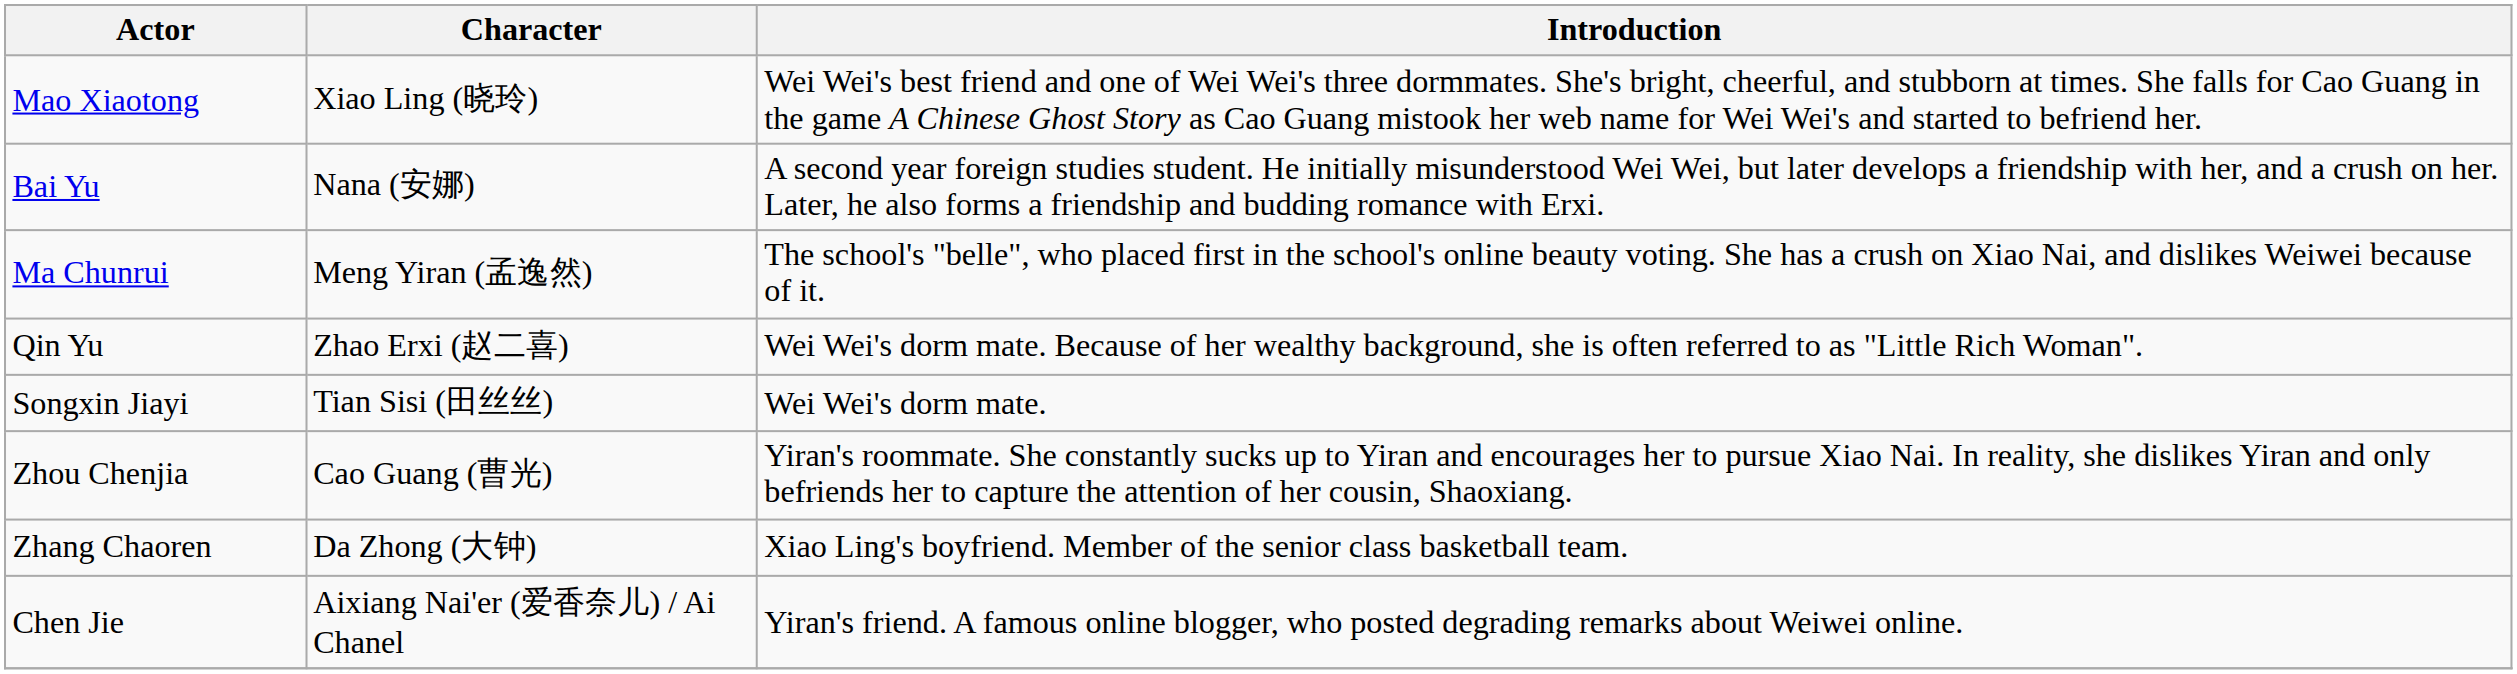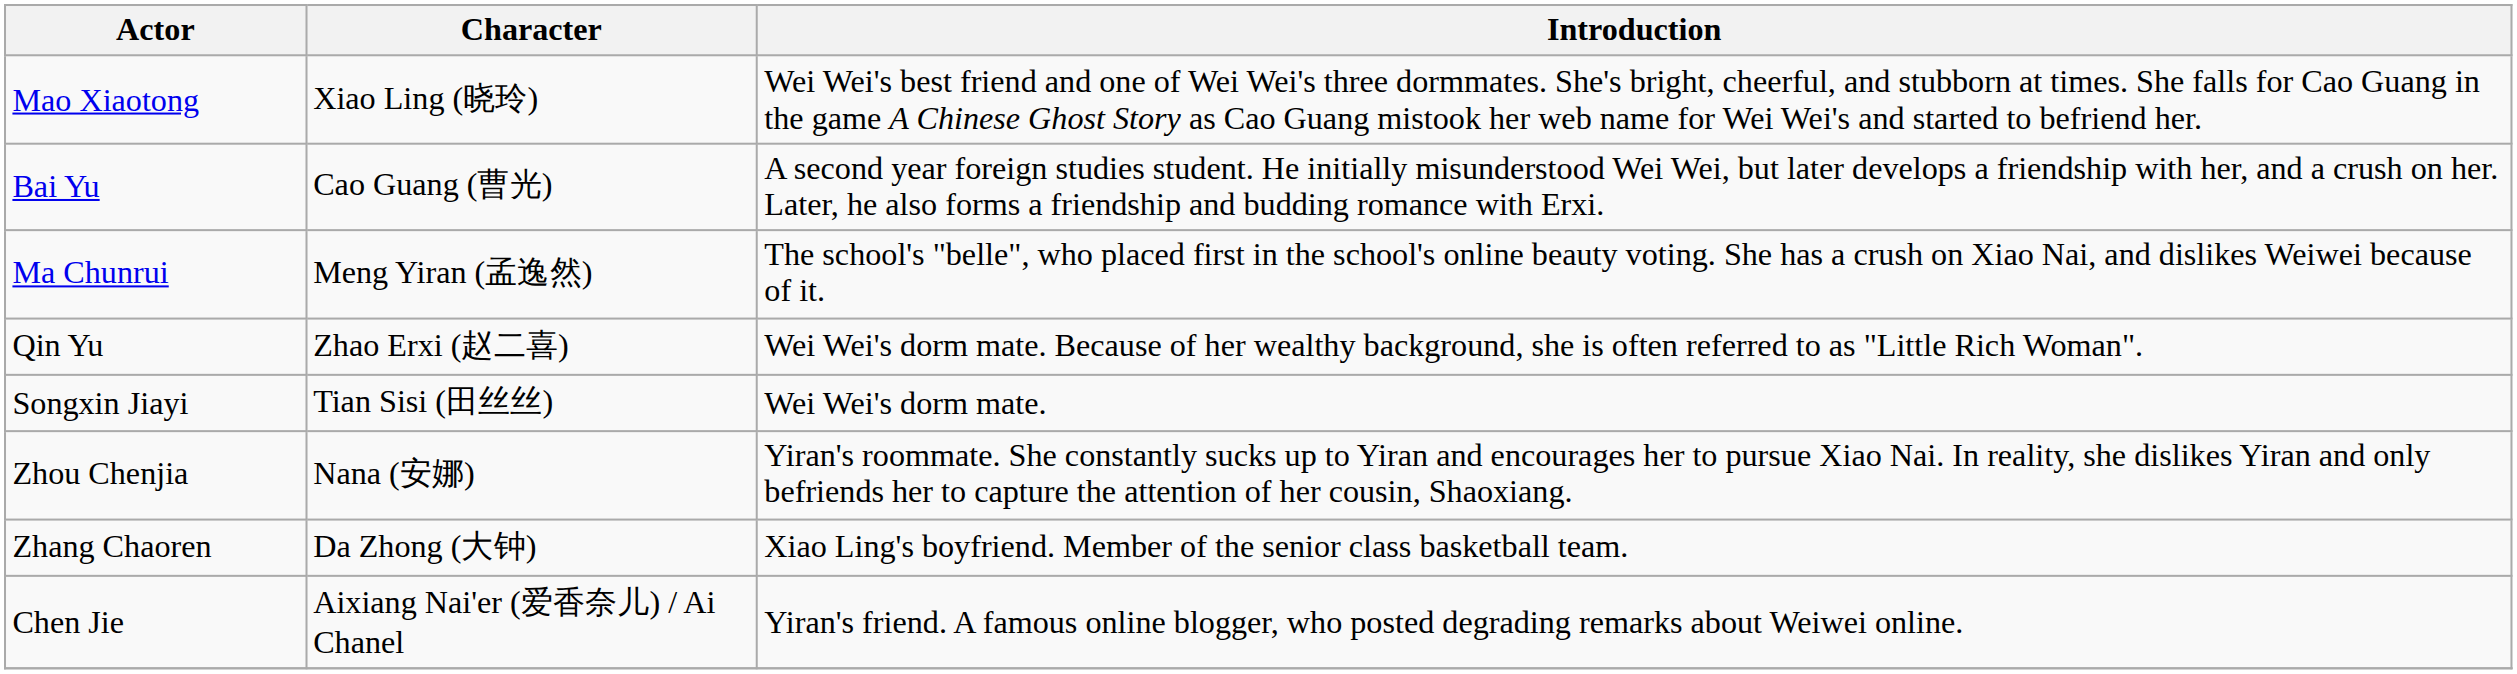(394, 185) Nana (安娜) -> (433, 185) Cao Guang (曹光)
(433, 473) Cao Guang (曹光) -> (394, 473) Nana (安娜)
